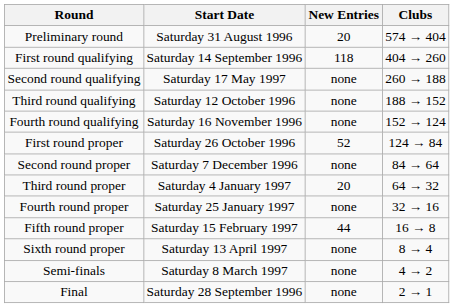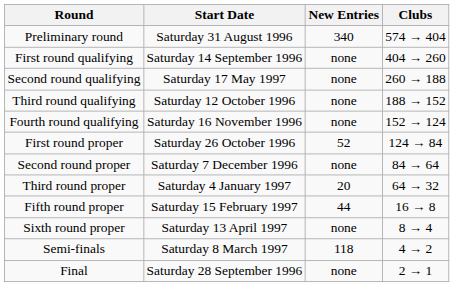(344, 36) 20 -> (344, 36) 340
(344, 57) 118 -> (344, 57) none
- row: (74, 206)
(344, 270) none -> (344, 249) 118
